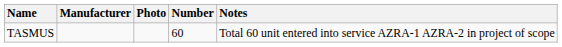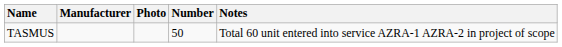(178, 32) 60 -> (178, 32) 50
